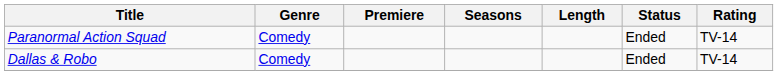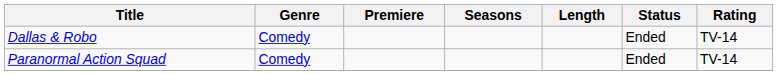rows swapped: (87, 37) <-> (52, 59)
